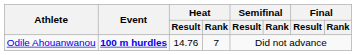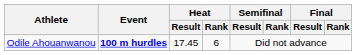(186, 43) 14.76 -> (186, 43) 17.45
(216, 43) 7 -> (216, 43) 6
